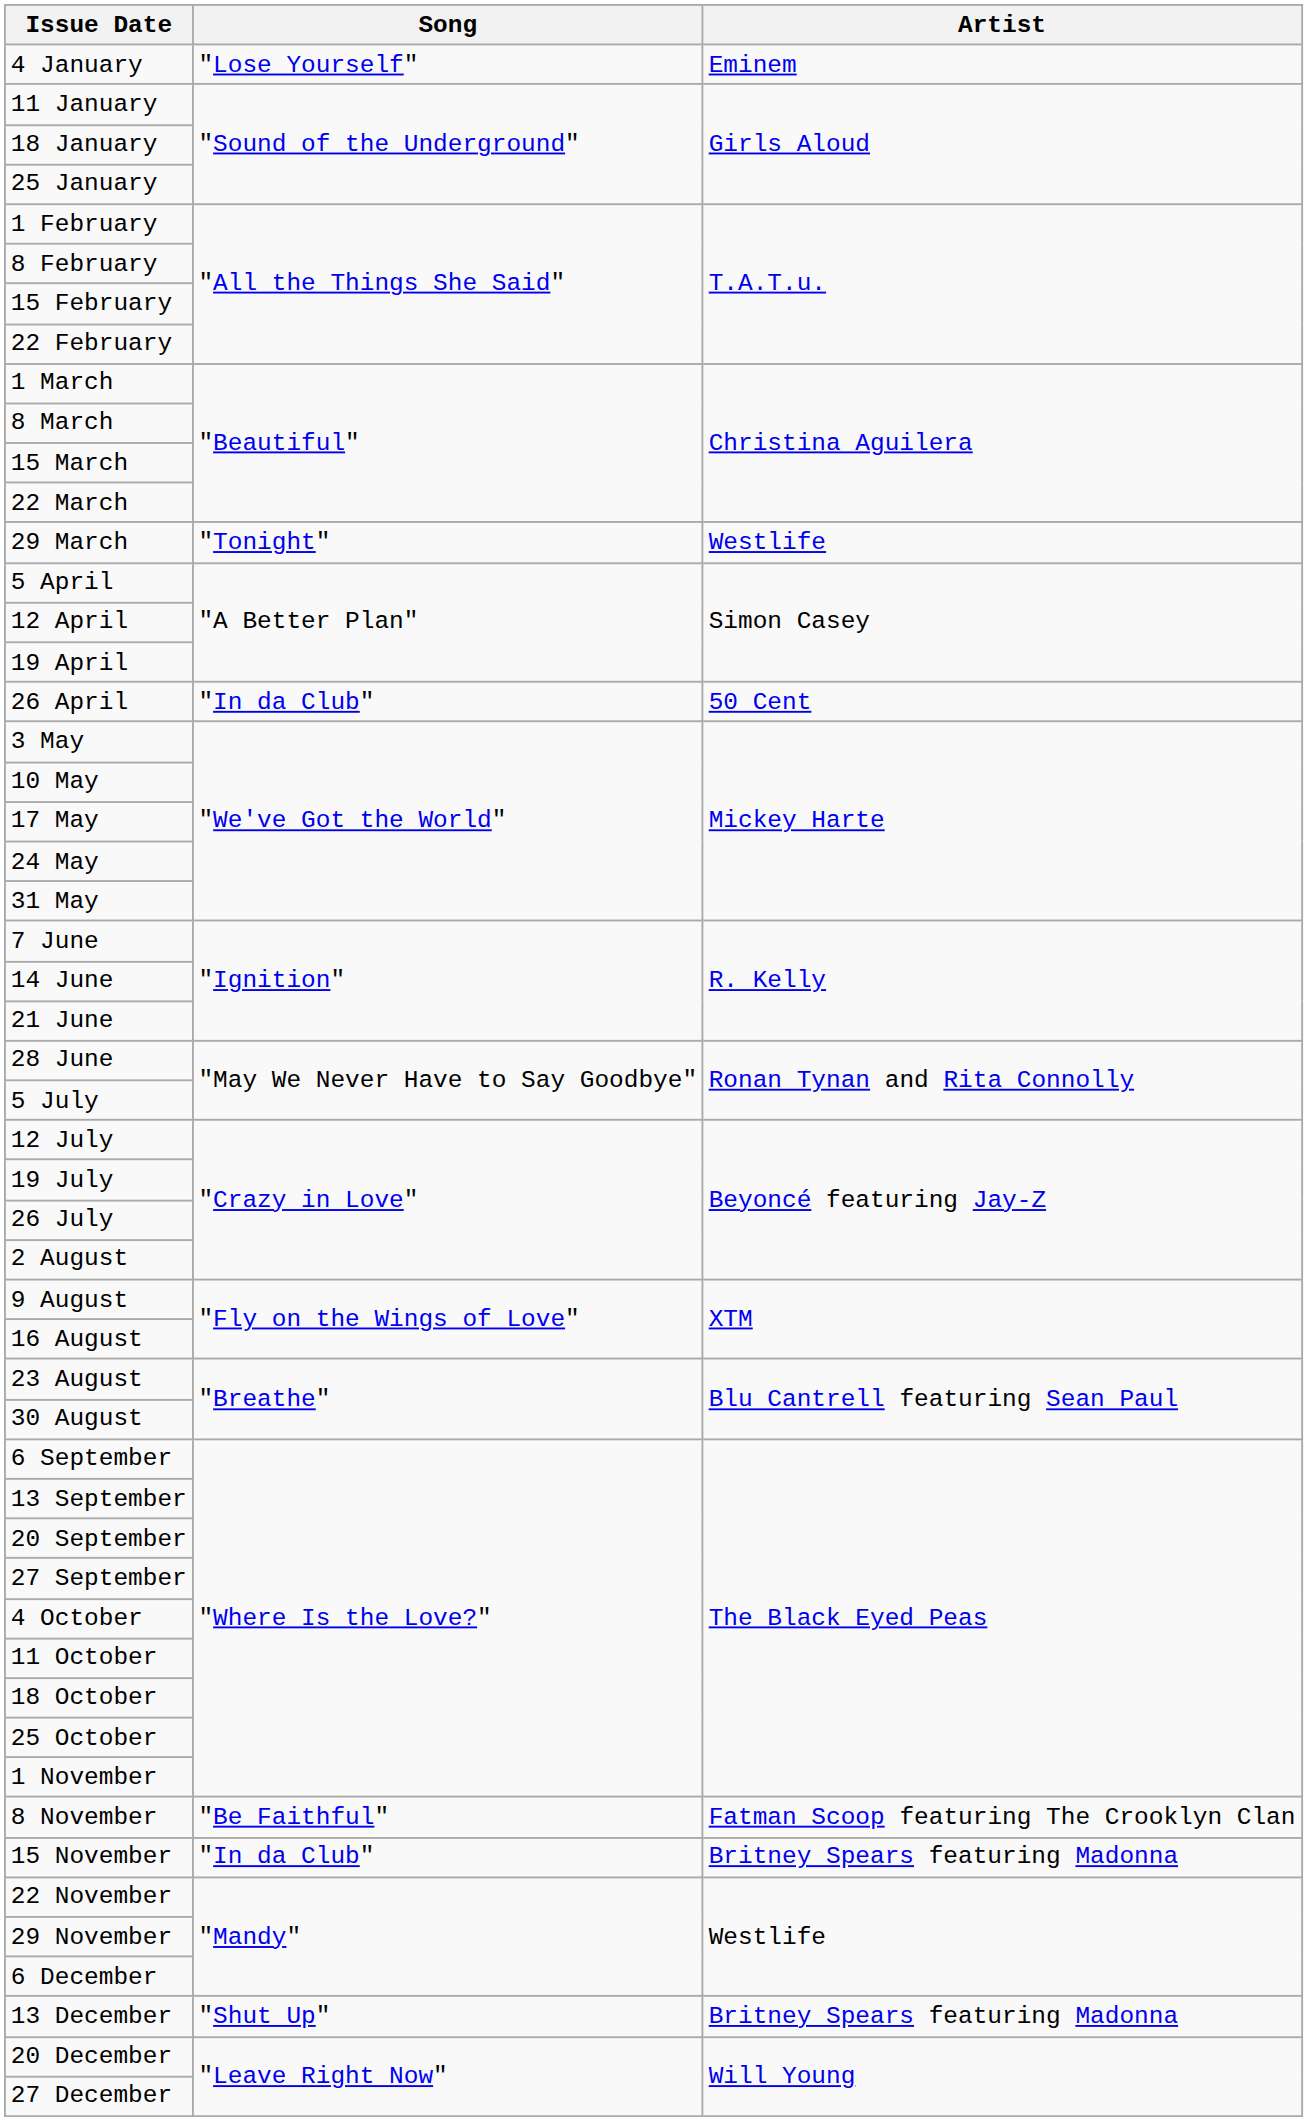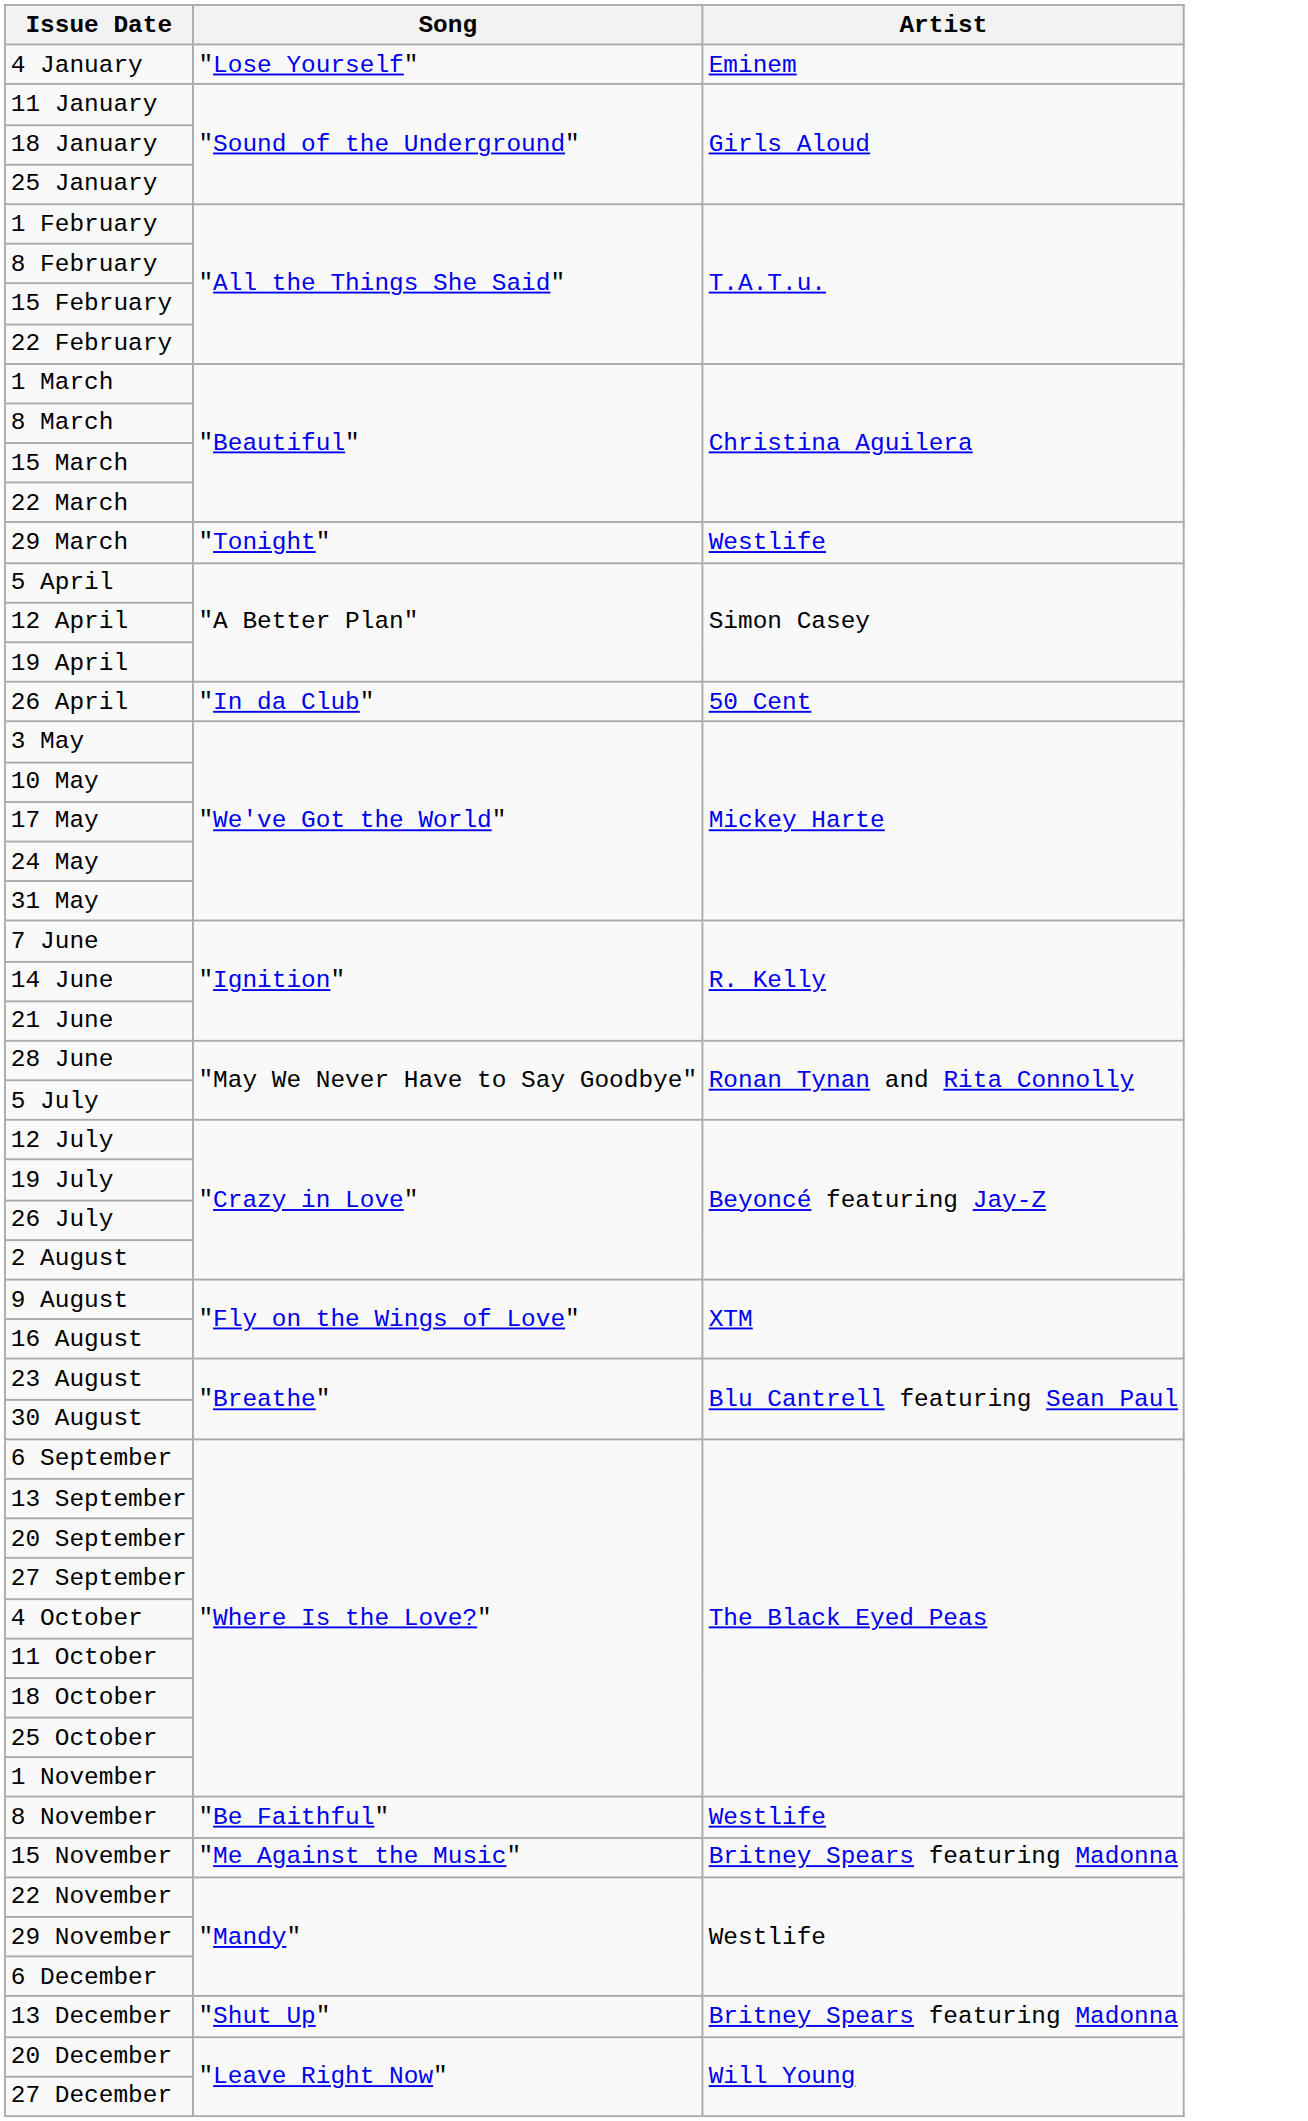(1002, 1817) Fatman Scoop featuring The Crooklyn Clan -> (767, 1817) Westlife
(286, 1857) "In da Club" -> (360, 1857) "Me Against the Music"
